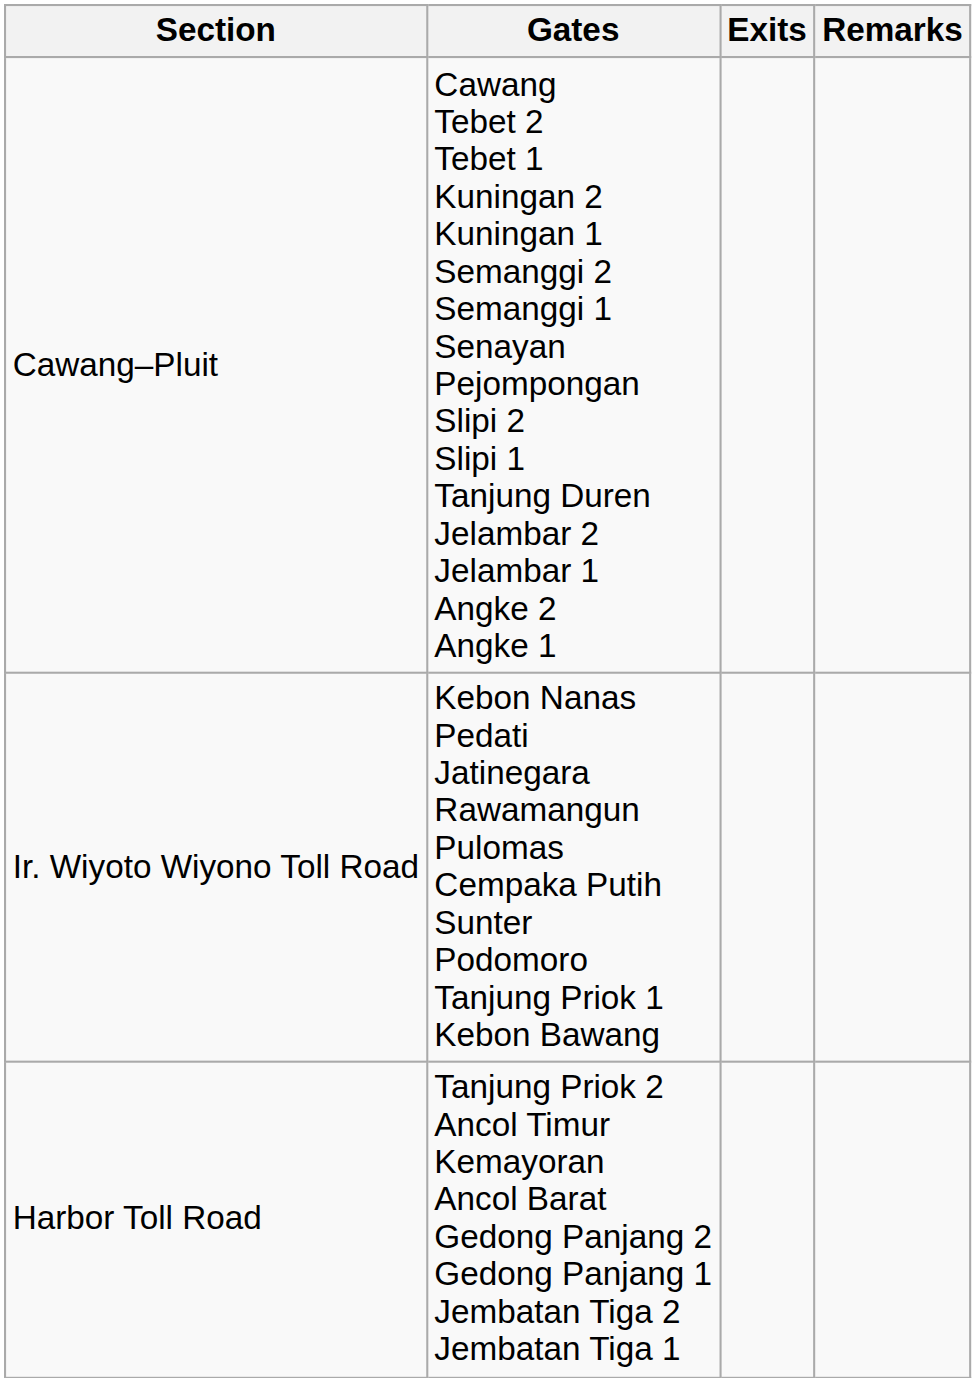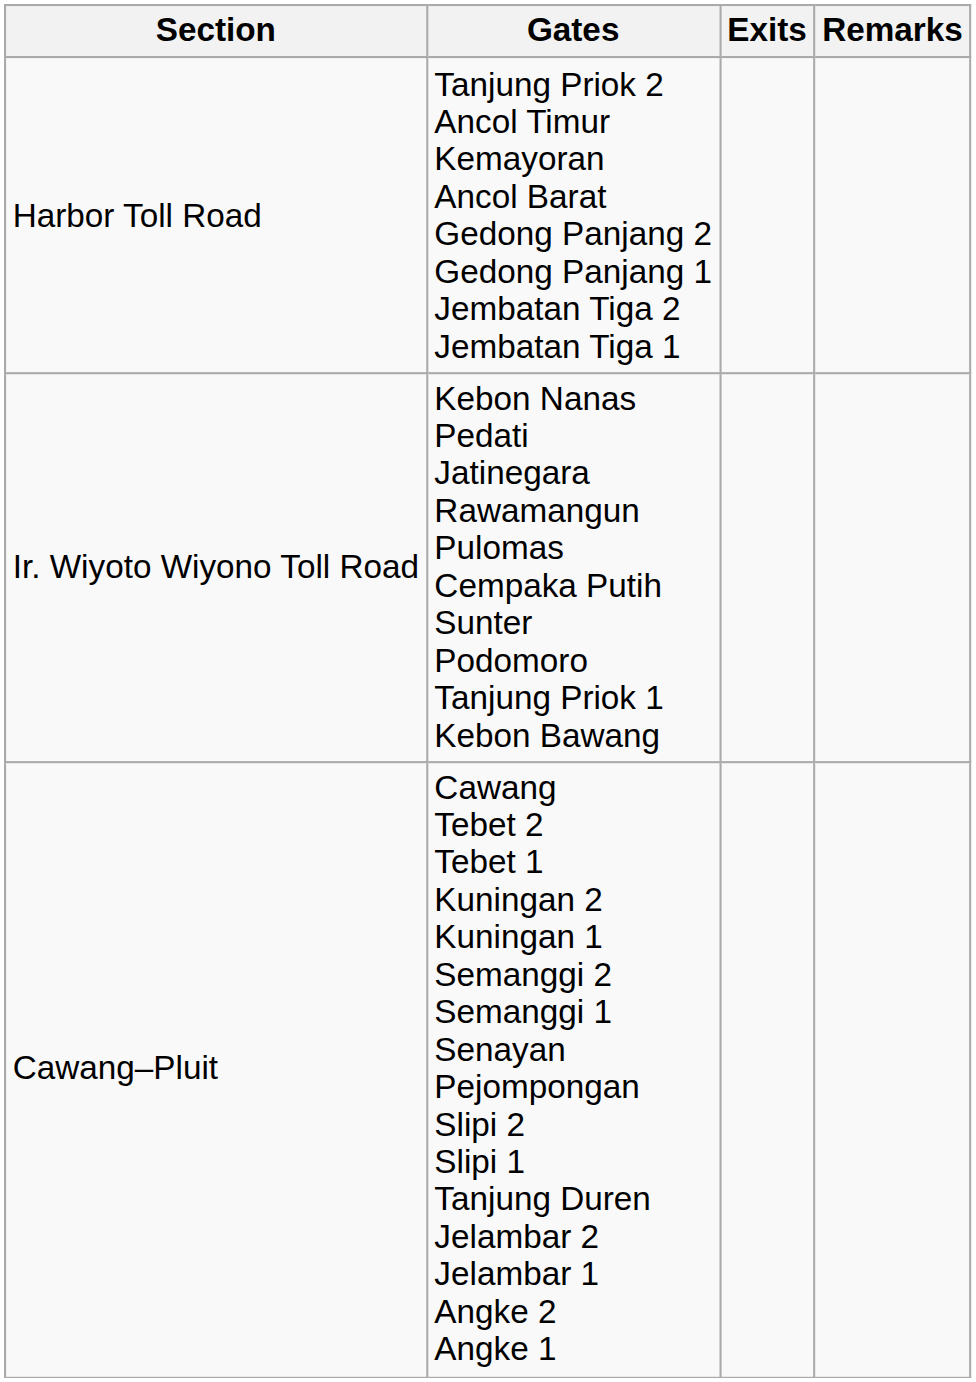rows swapped: (115, 364) <-> (137, 1218)
